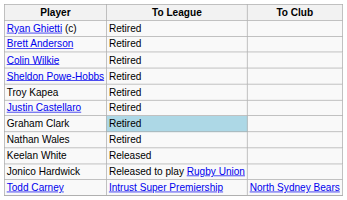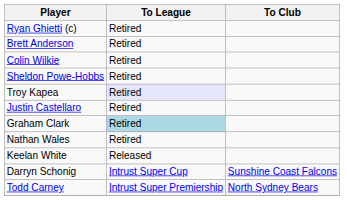(125, 92) no background -> (125, 92) lavender background
- row: (43, 172)
+ row: (41, 172)
